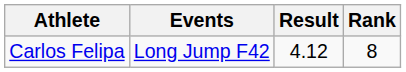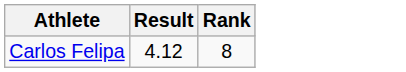- column: (202, 21)
